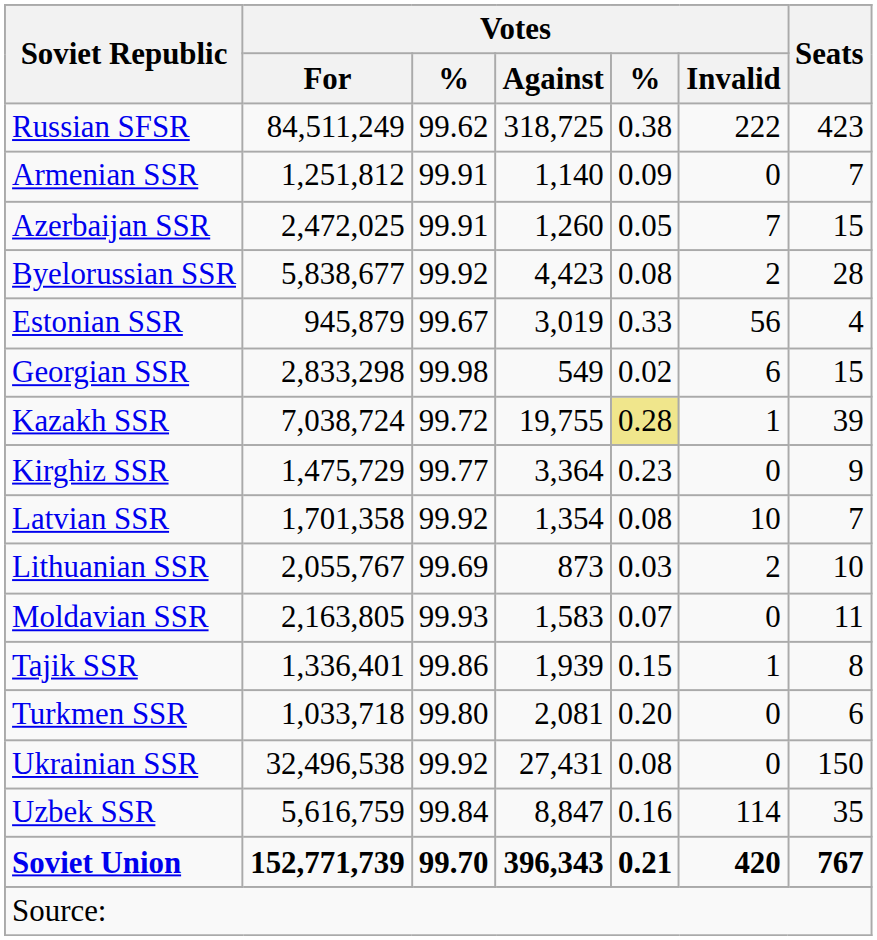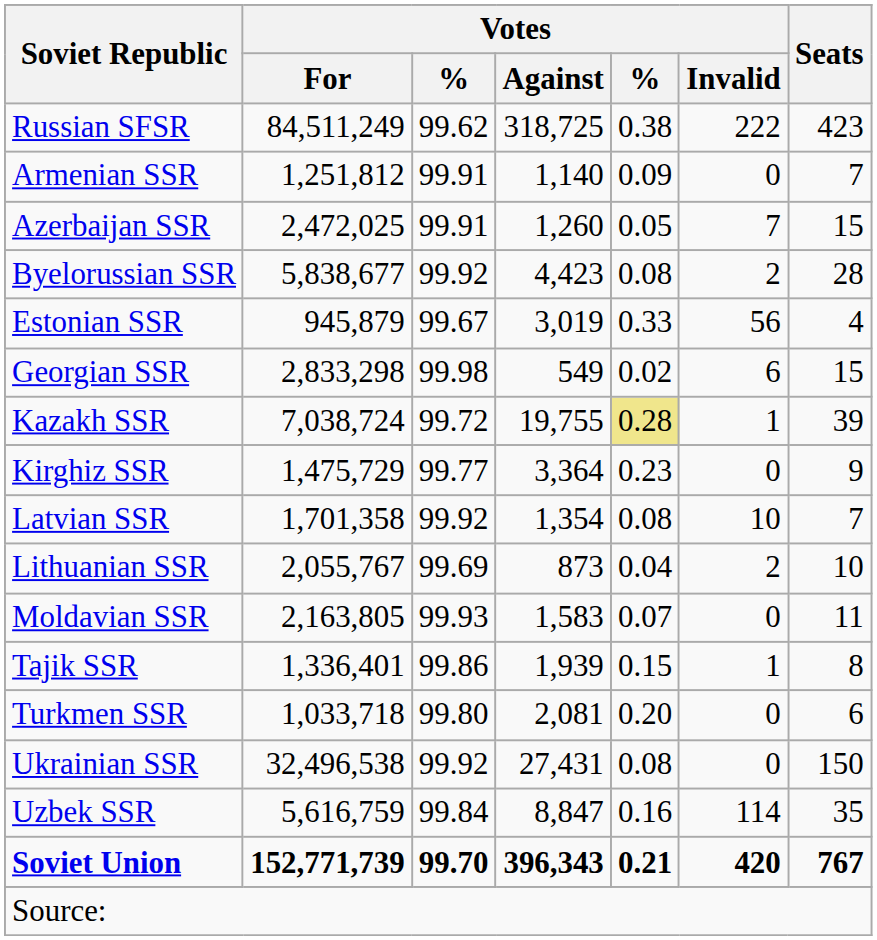(645, 567) 0.03 -> (645, 567) 0.04
